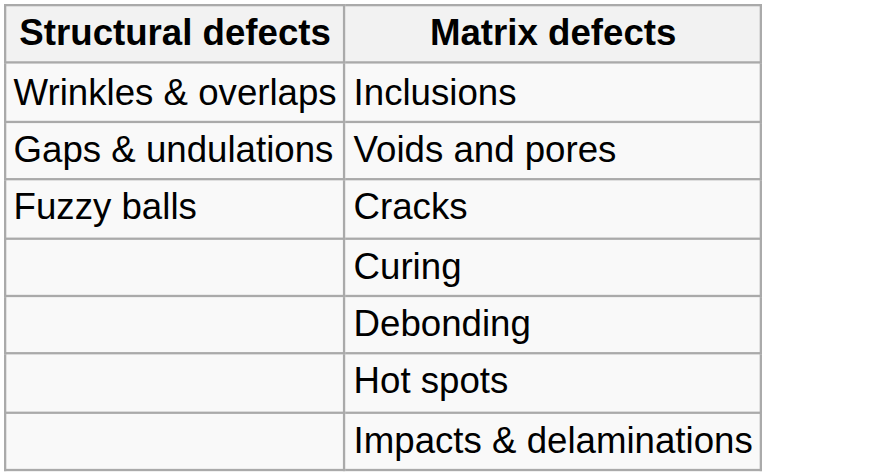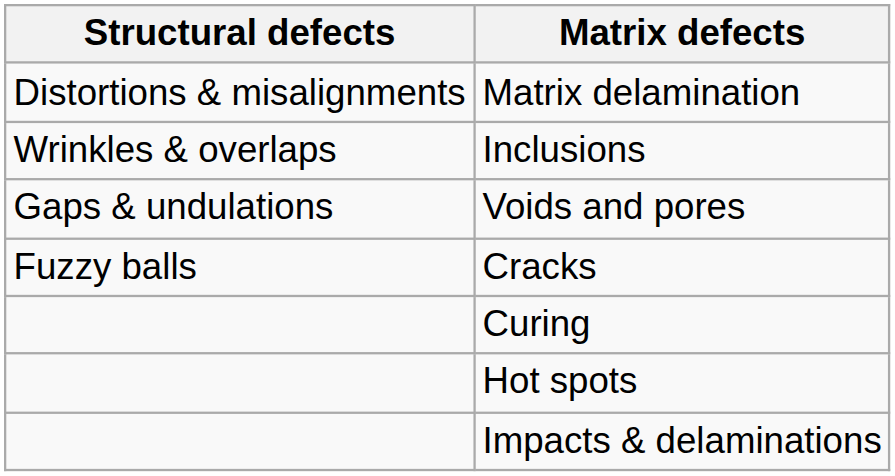+ row: (641, 91)
- row: (442, 324)
